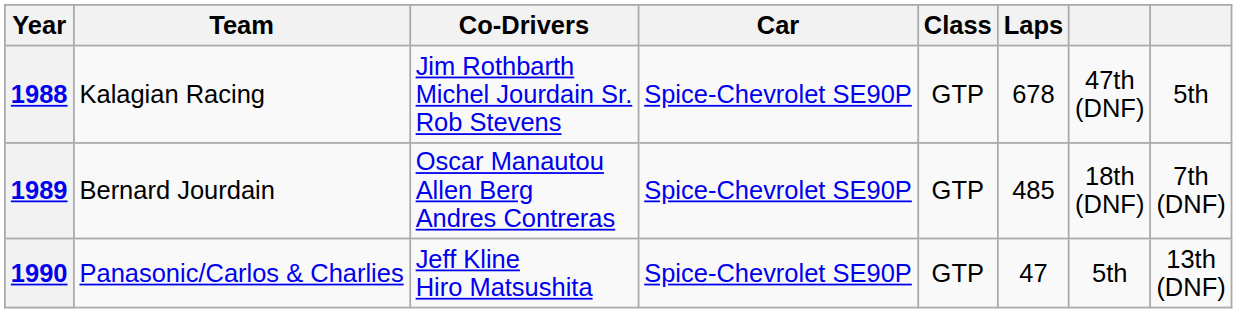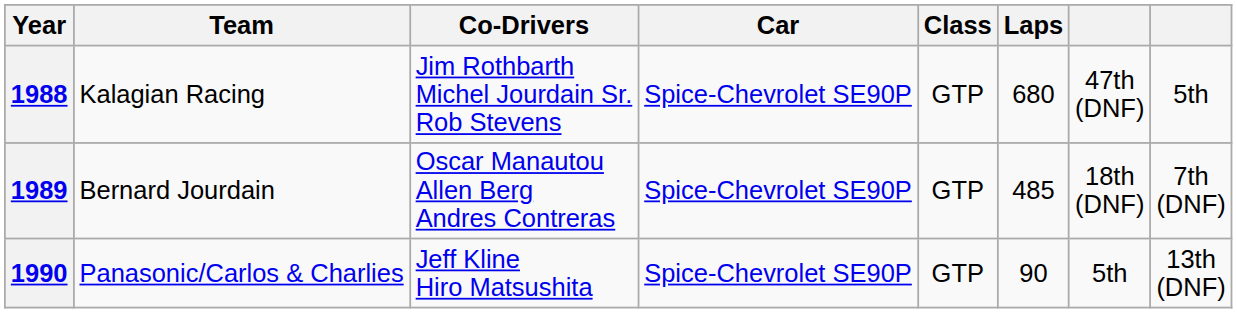(1033, 94) 678 -> (1033, 94) 680
(1033, 274) 47 -> (1033, 274) 90
